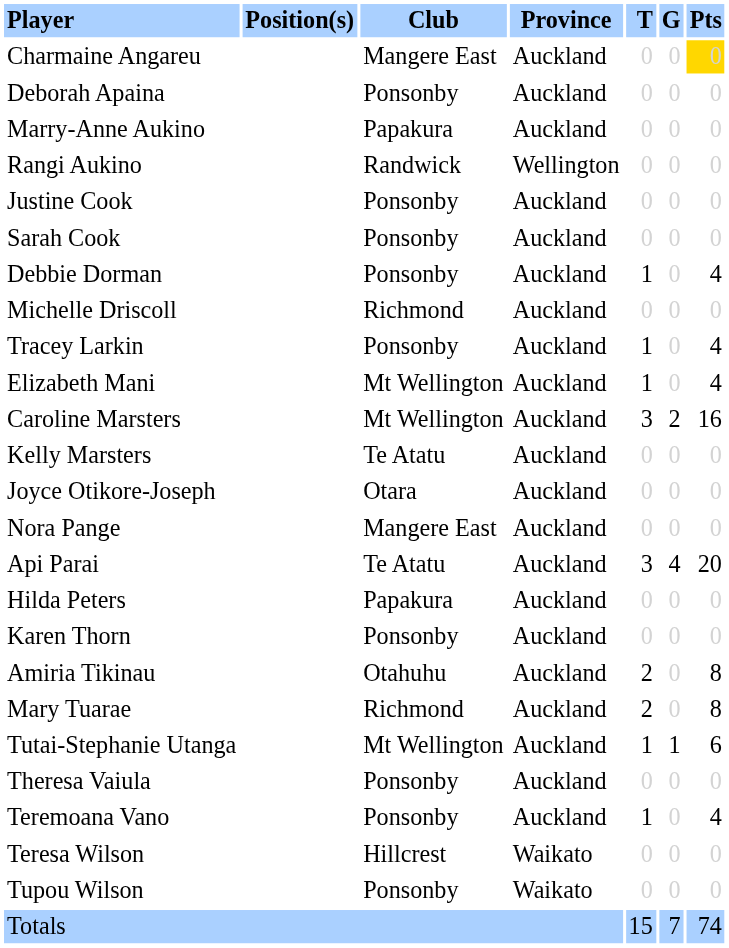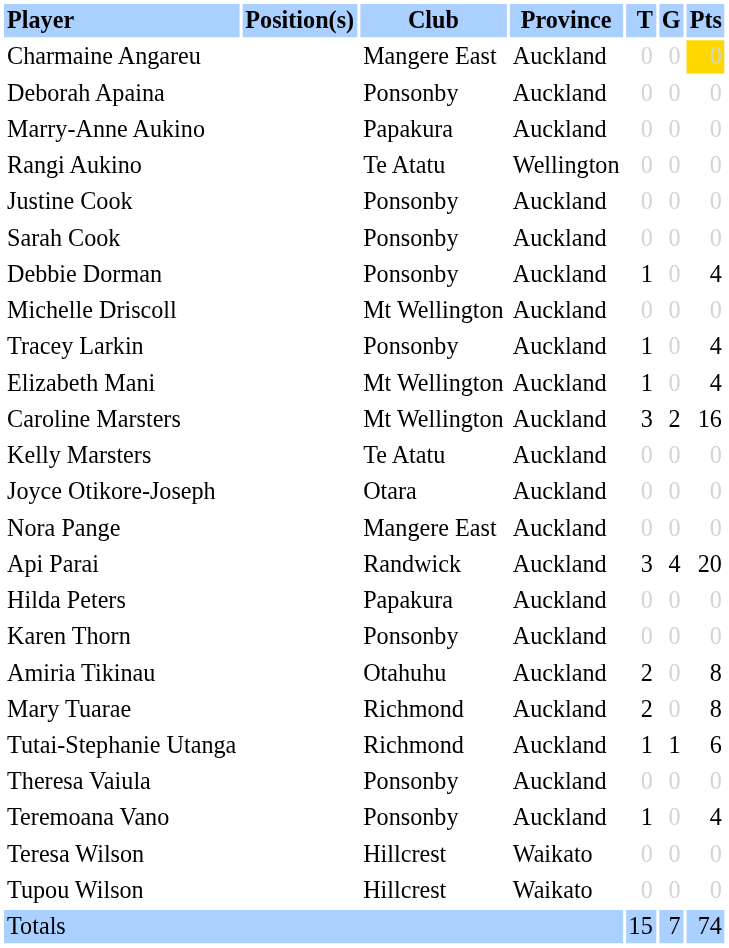(412, 165) Randwick -> (404, 165) Te Atatu
(413, 310) Richmond -> (433, 310) Mt Wellington
(404, 563) Te Atatu -> (412, 563) Randwick
(433, 745) Mt Wellington -> (413, 745) Richmond
(411, 890) Ponsonby -> (405, 890) Hillcrest
